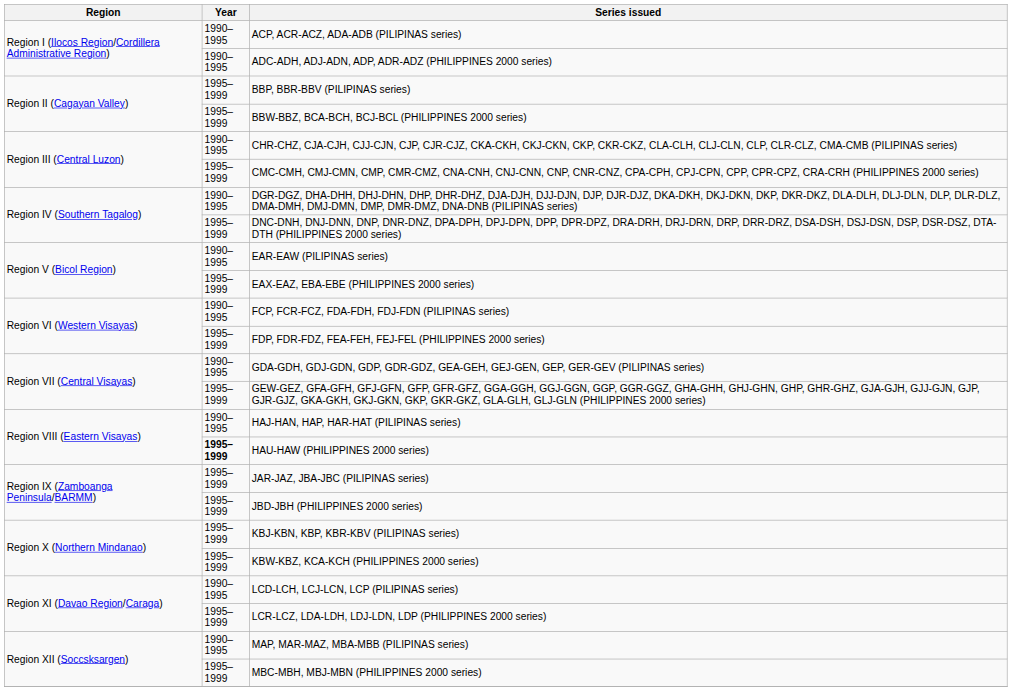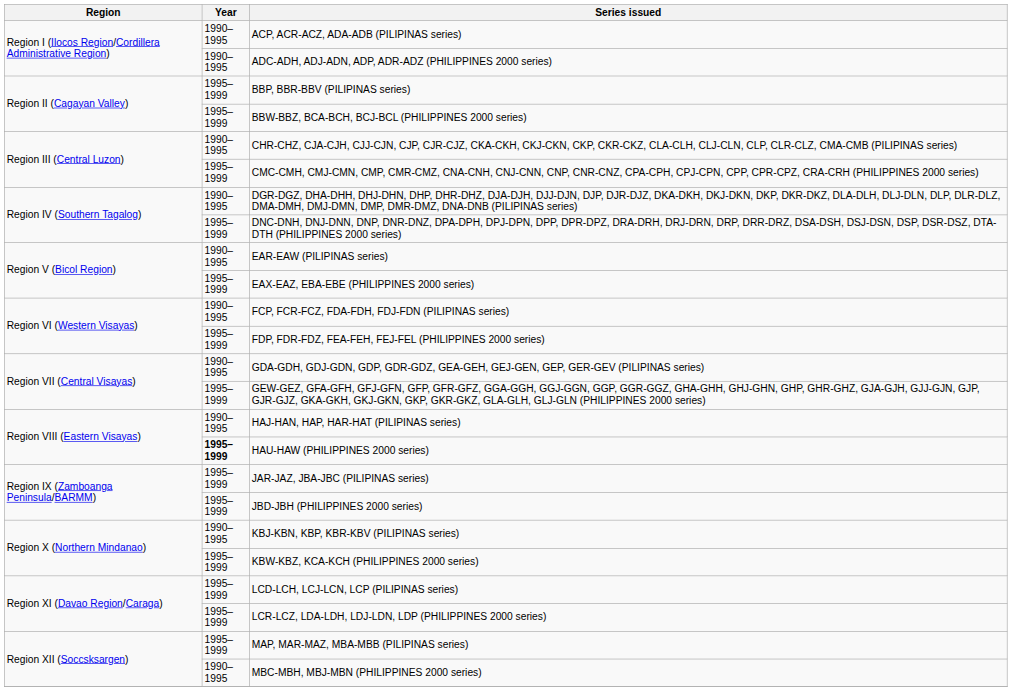(219, 534) 1995–1999 -> (219, 534) 1990–1995
(219, 589) 1990–1995 -> (219, 589) 1995–1999
(219, 645) 1990–1995 -> (219, 645) 1995–1999
(219, 673) 1995–1999 -> (219, 673) 1990–1995
